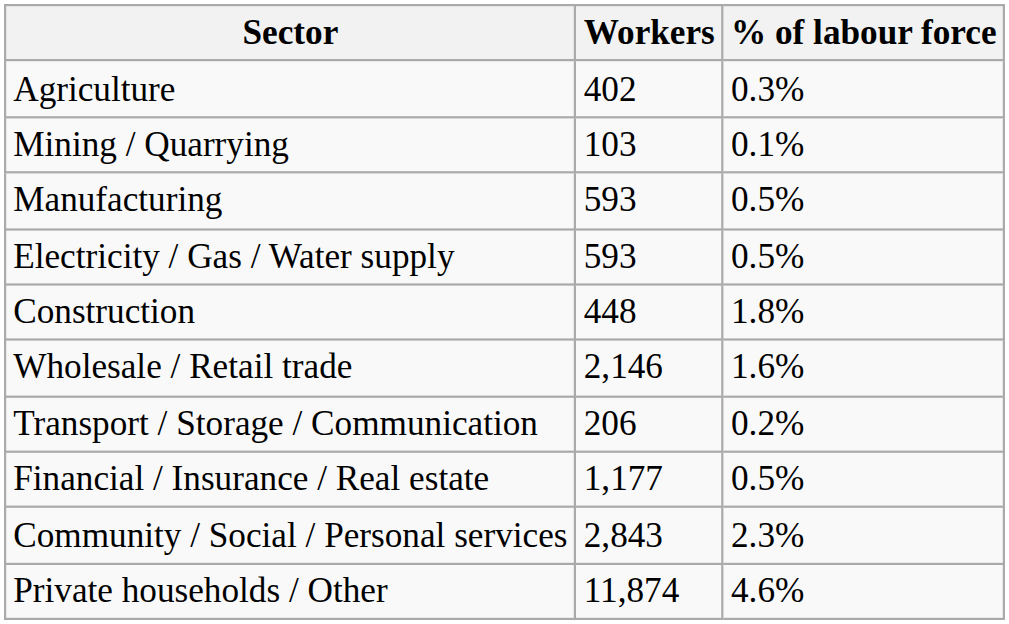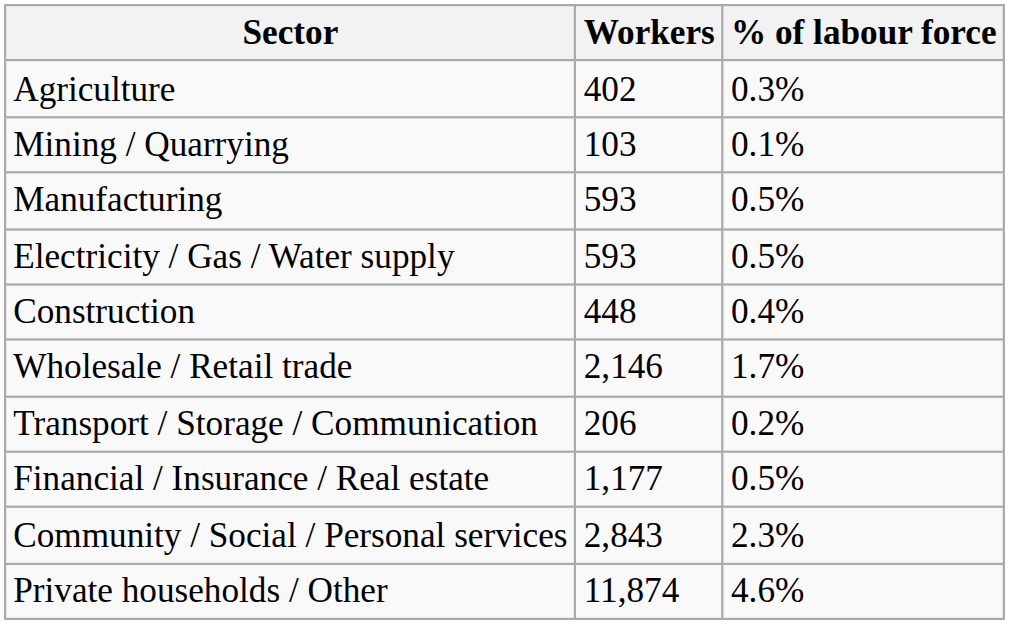(768, 311) 1.8% -> (768, 311) 0.4%
(768, 367) 1.6% -> (768, 367) 1.7%
